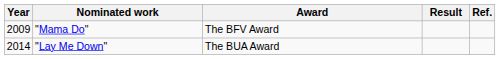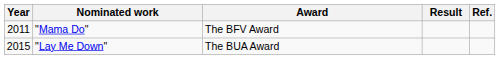(19, 29) 2009 -> (19, 29) 2011
(19, 46) 2014 -> (19, 46) 2015
